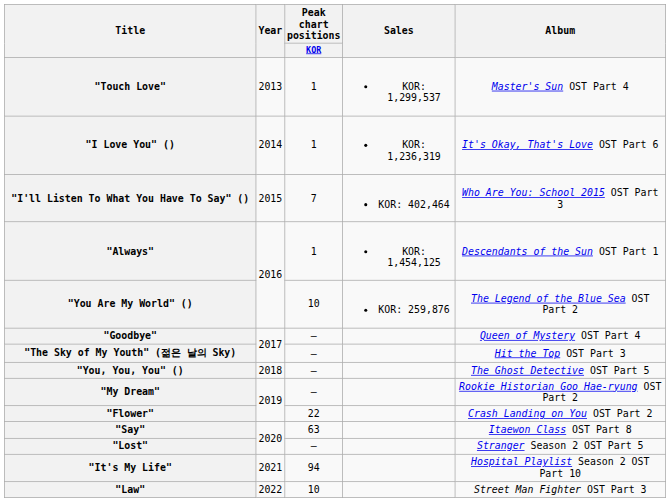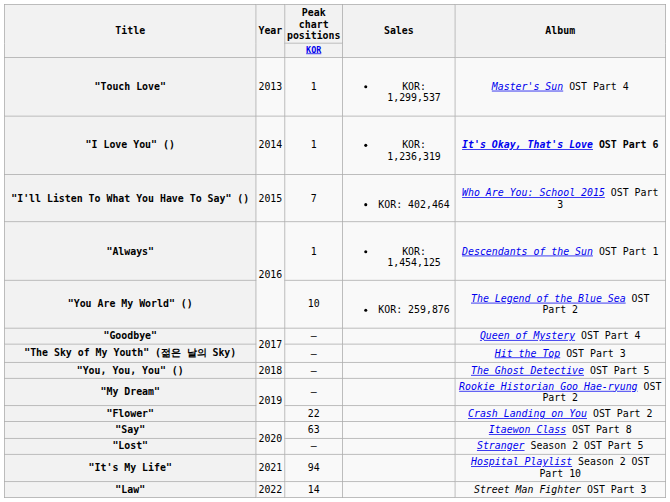(560, 145) normal -> (560, 145) bold
(314, 490) 10 -> (314, 490) 14
